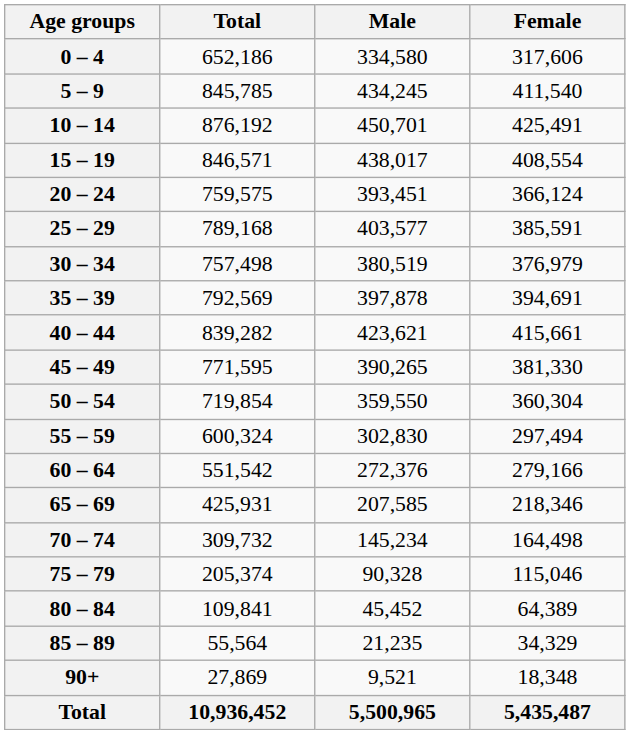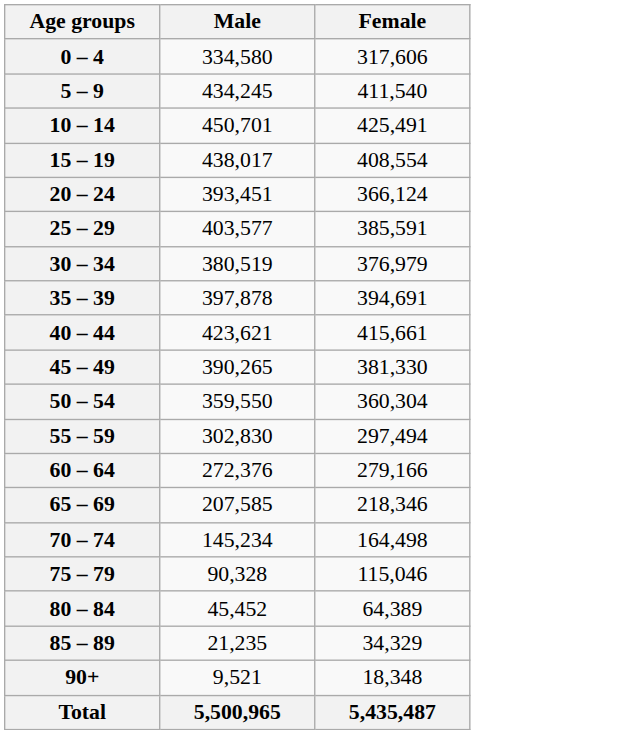- column: (237, 21)
